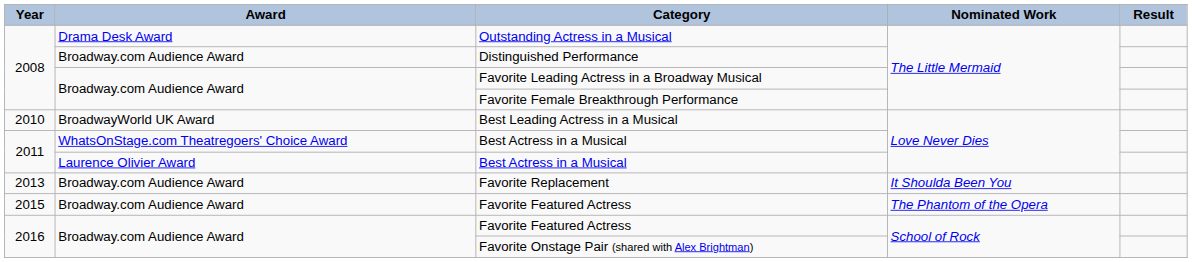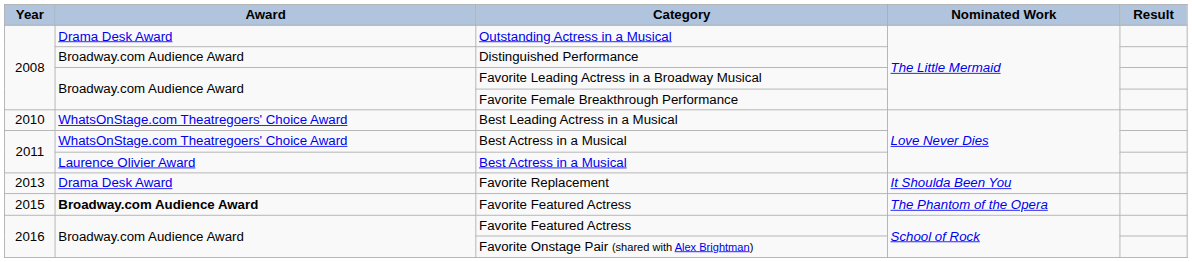(136, 120) BroadwayWorld UK Award -> (203, 120) WhatsOnStage.com Theatregoers' Choice Award
(151, 183) Broadway.com Audience Award -> (115, 183) Drama Desk Award
(151, 204) normal -> (158, 204) bold
